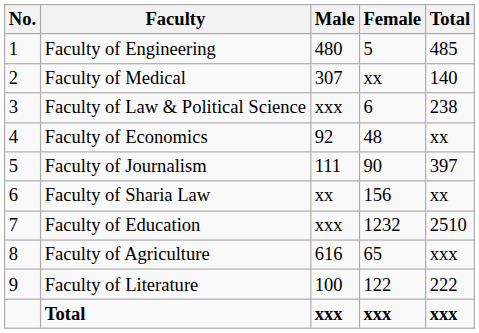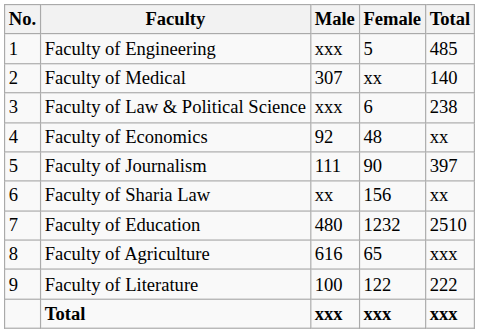(329, 48) 480 -> (329, 48) xxx
(329, 225) xxx -> (329, 225) 480
